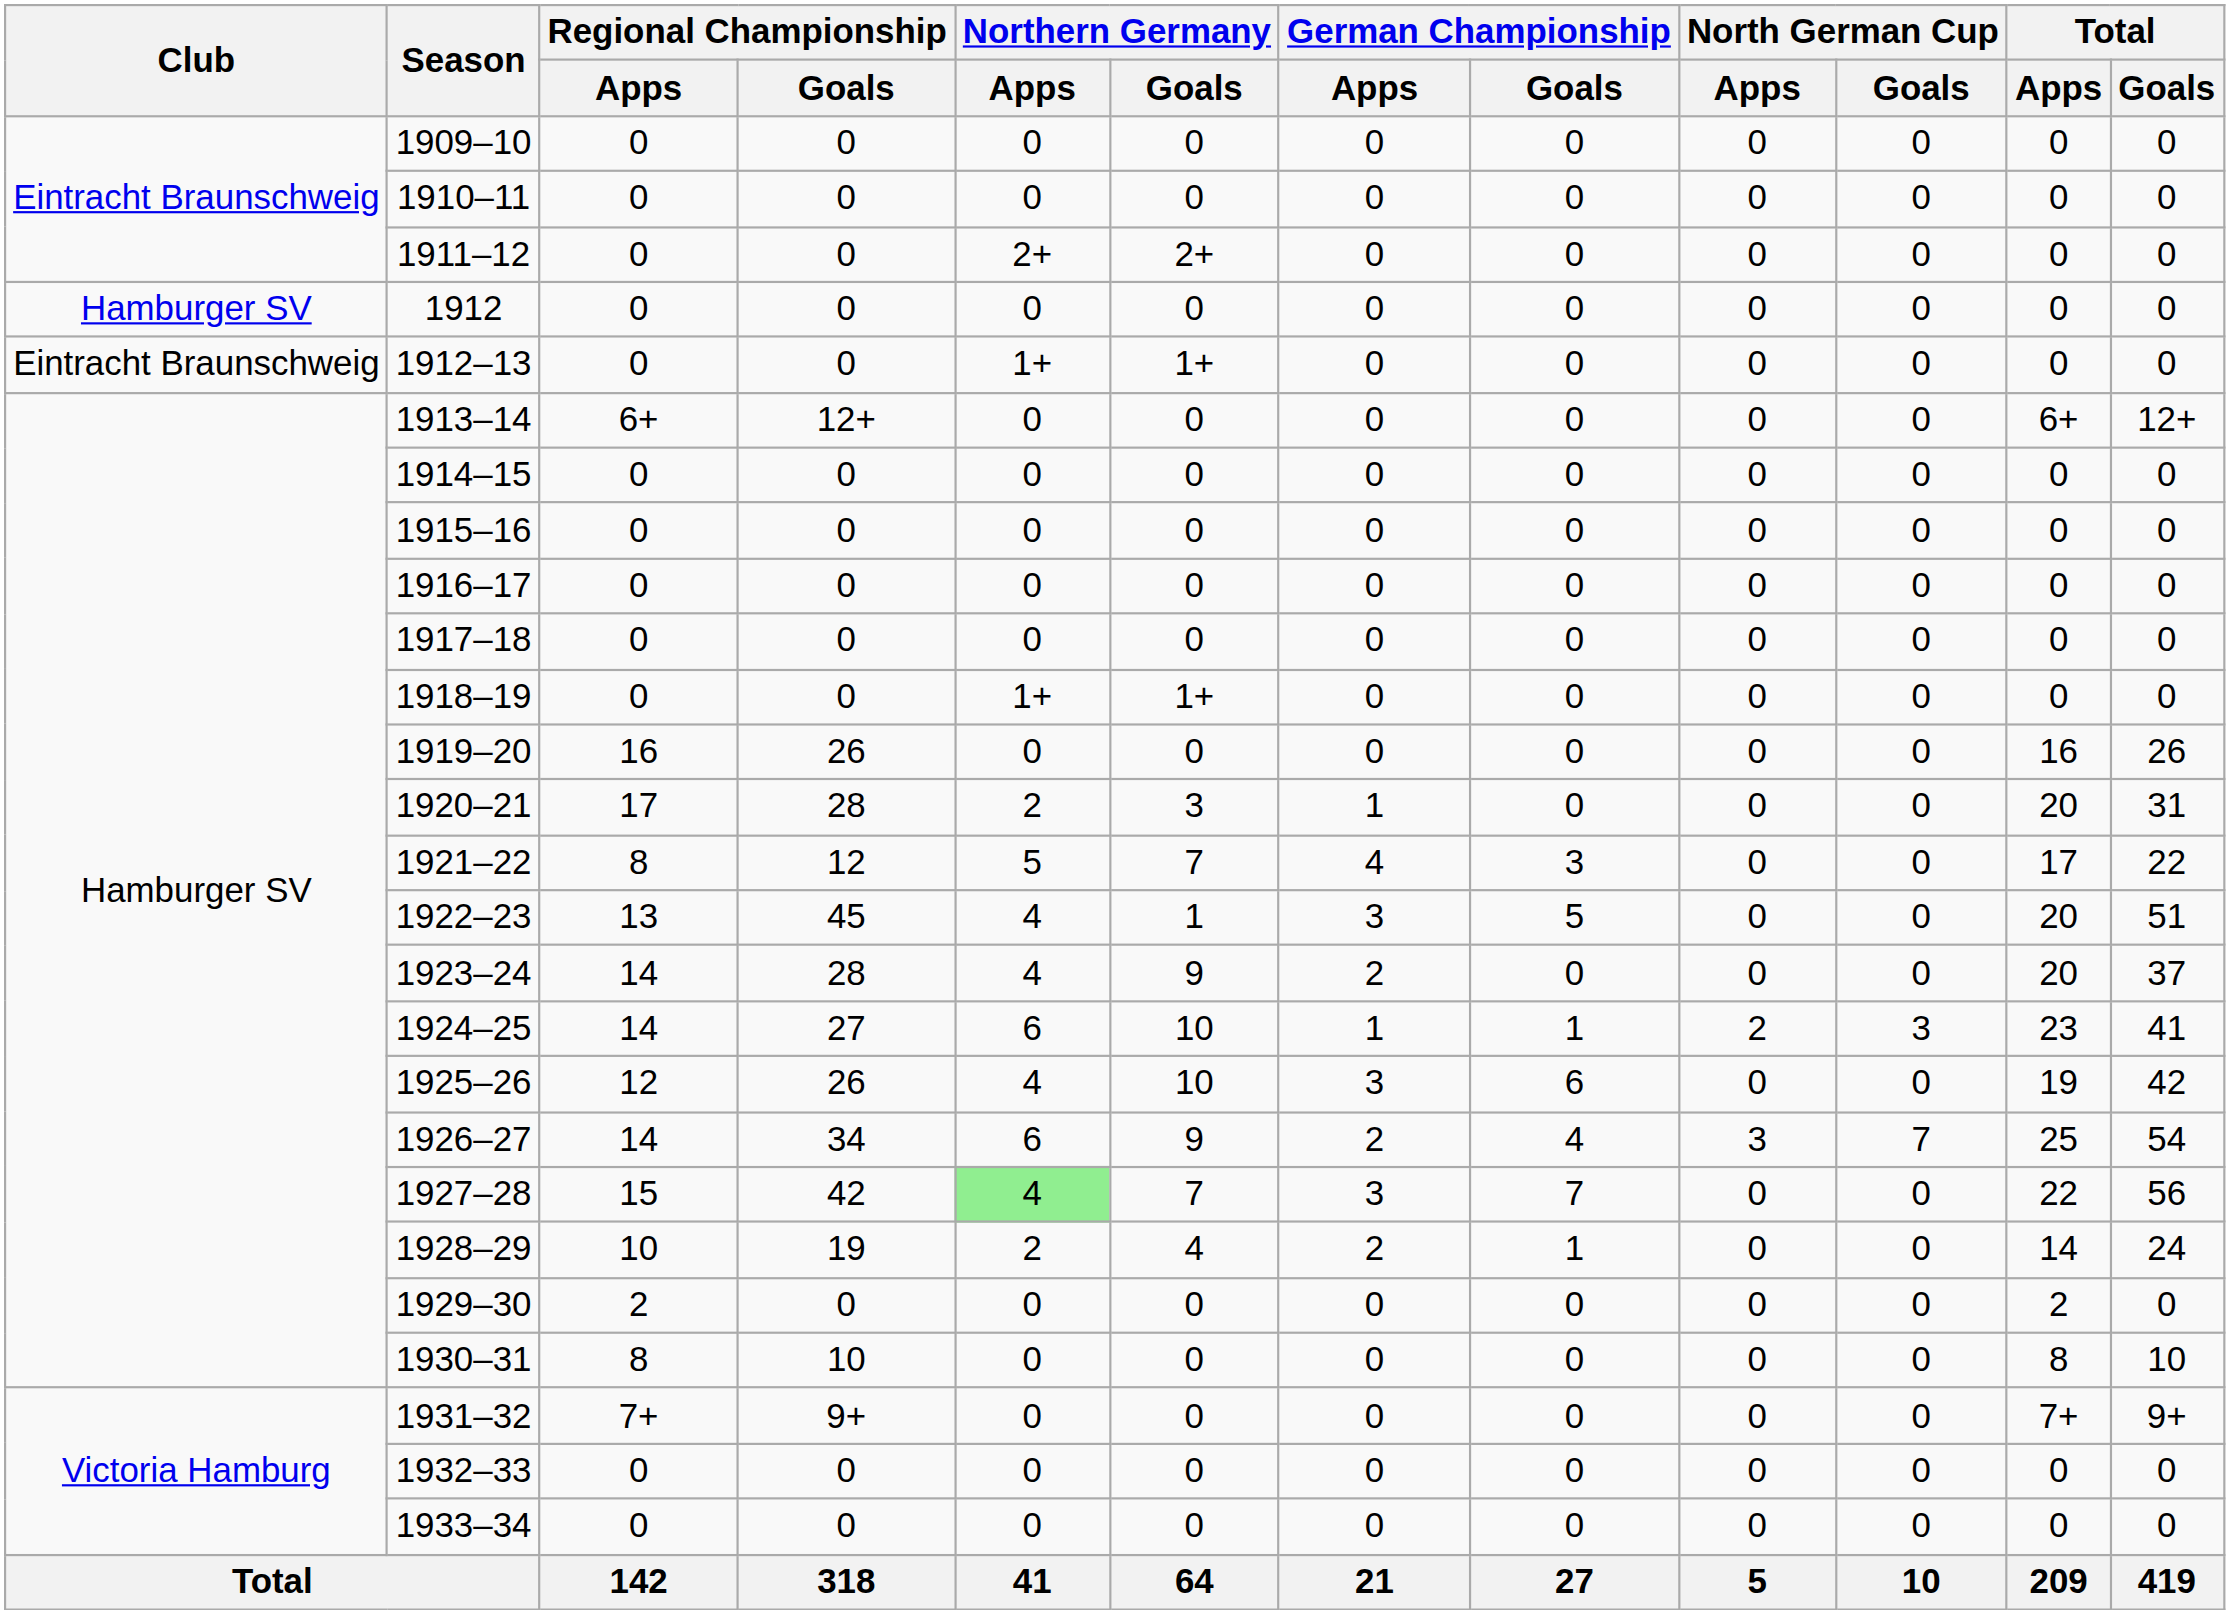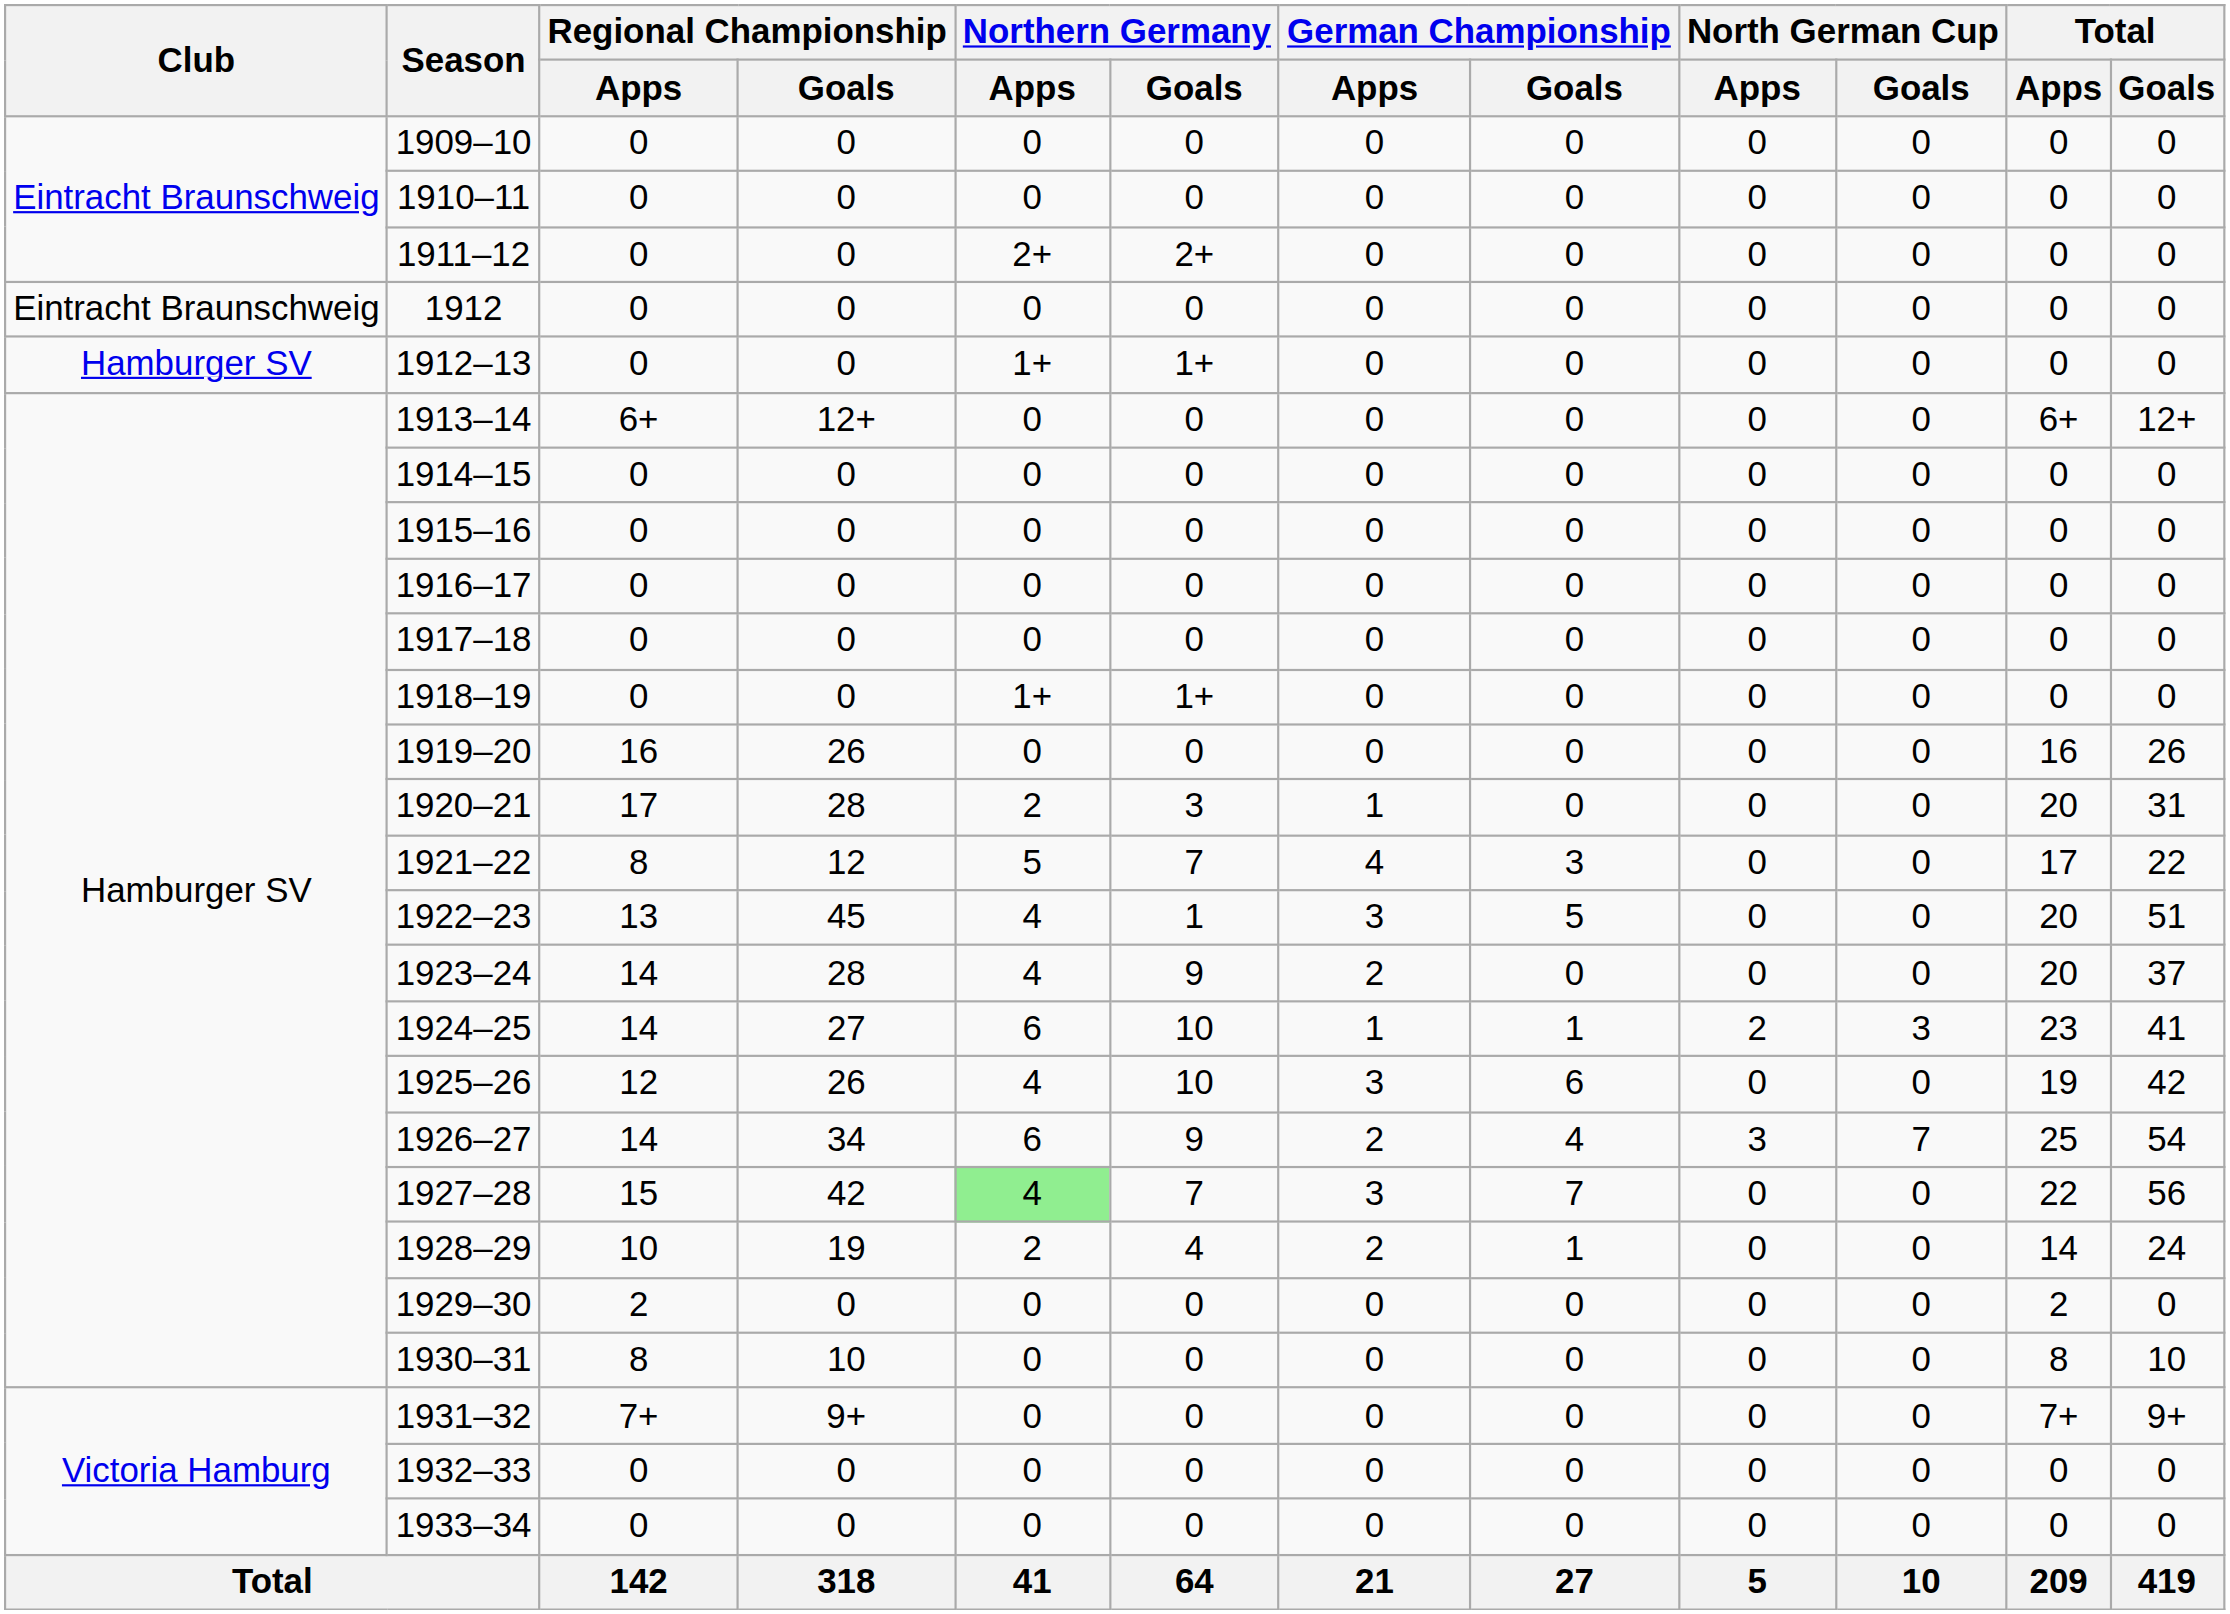(196, 308) Hamburger SV -> (196, 308) Eintracht Braunschweig
(196, 364) Eintracht Braunschweig -> (196, 364) Hamburger SV
